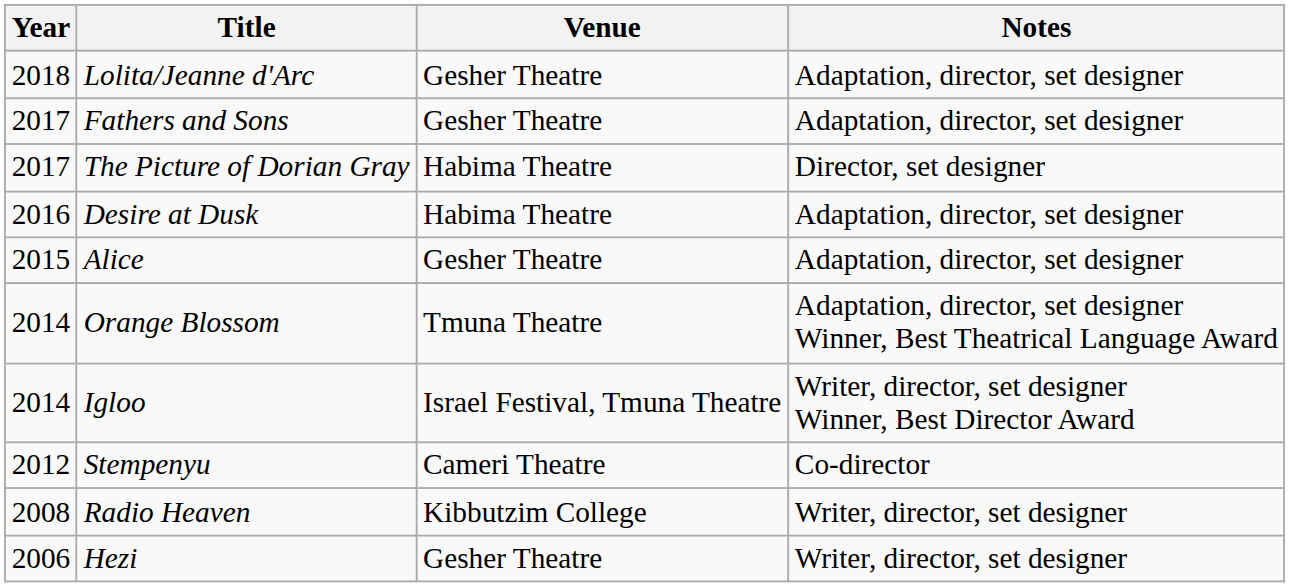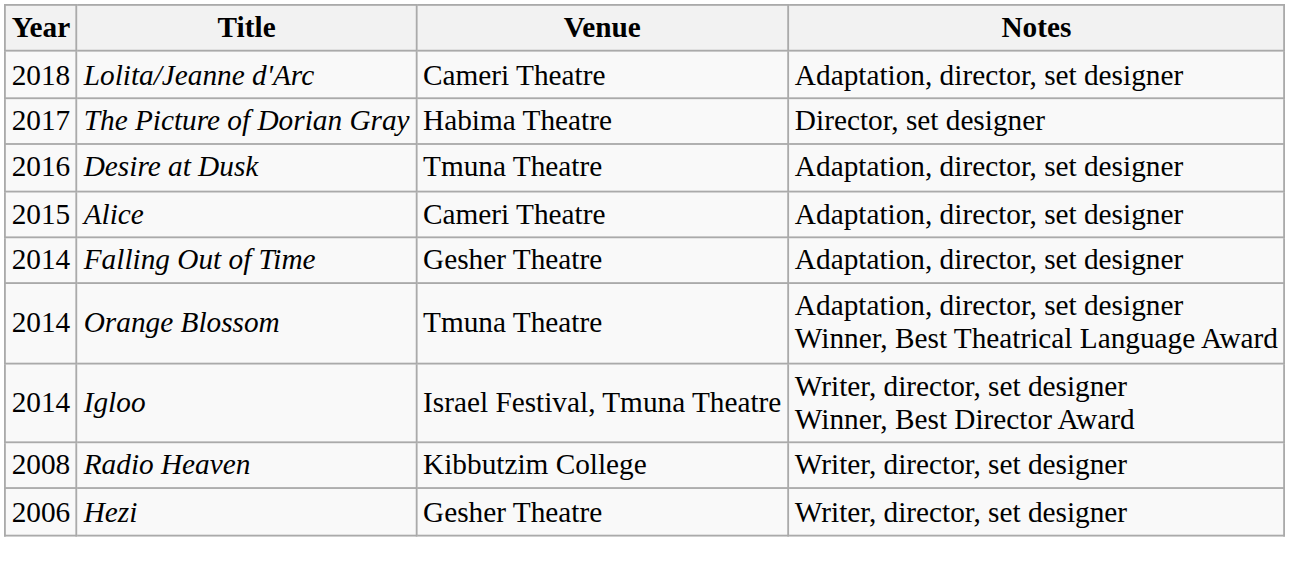(513, 74) Gesher Theatre -> (514, 74) Cameri Theatre
- row: (186, 120)
(518, 213) Habima Theatre -> (513, 167) Tmuna Theatre
(513, 259) Gesher Theatre -> (514, 213) Cameri Theatre
+ row: (200, 259)
- row: (147, 465)
